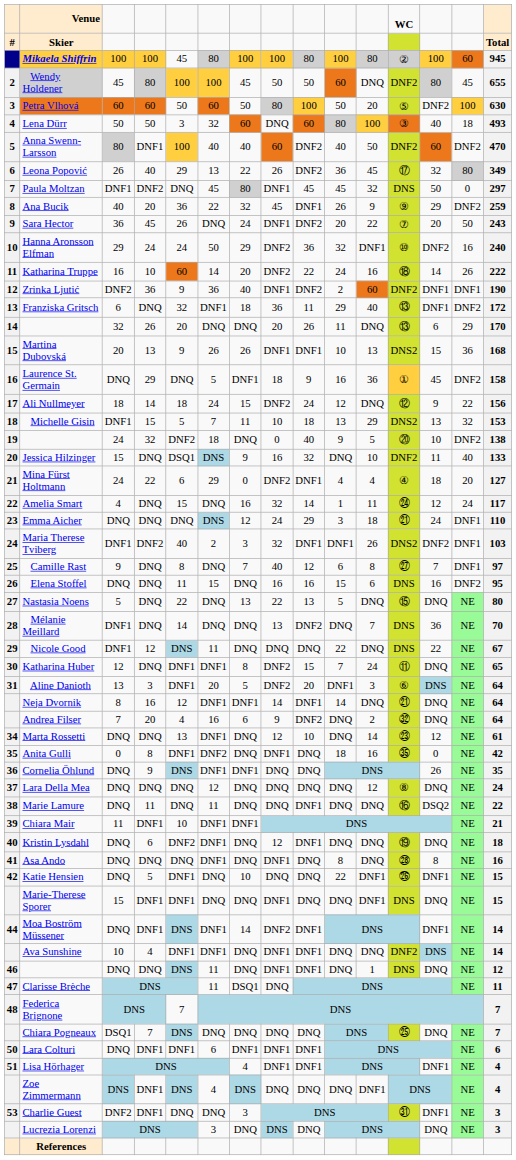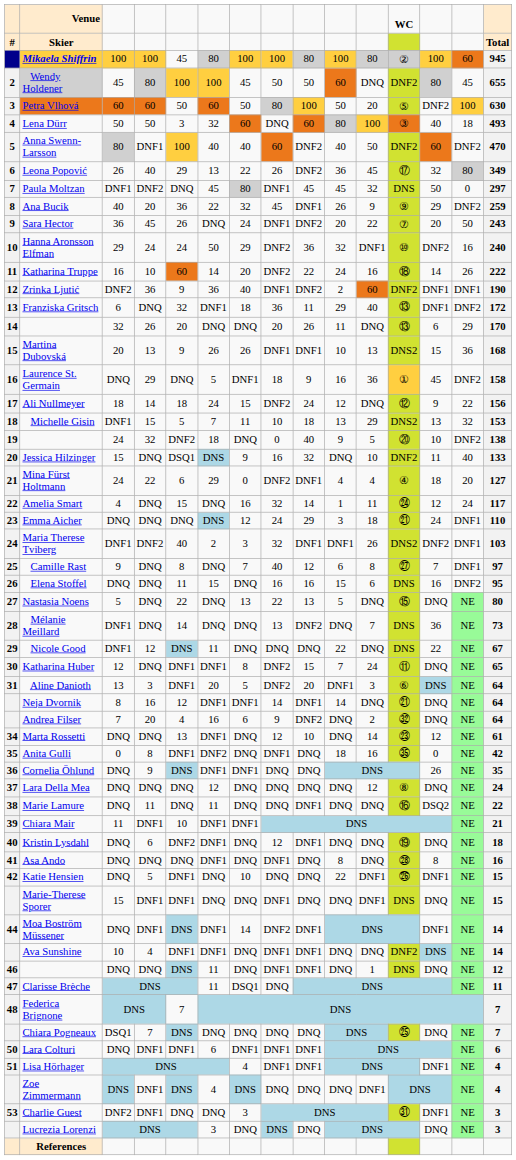(498, 625) 70 -> (498, 625) 73
